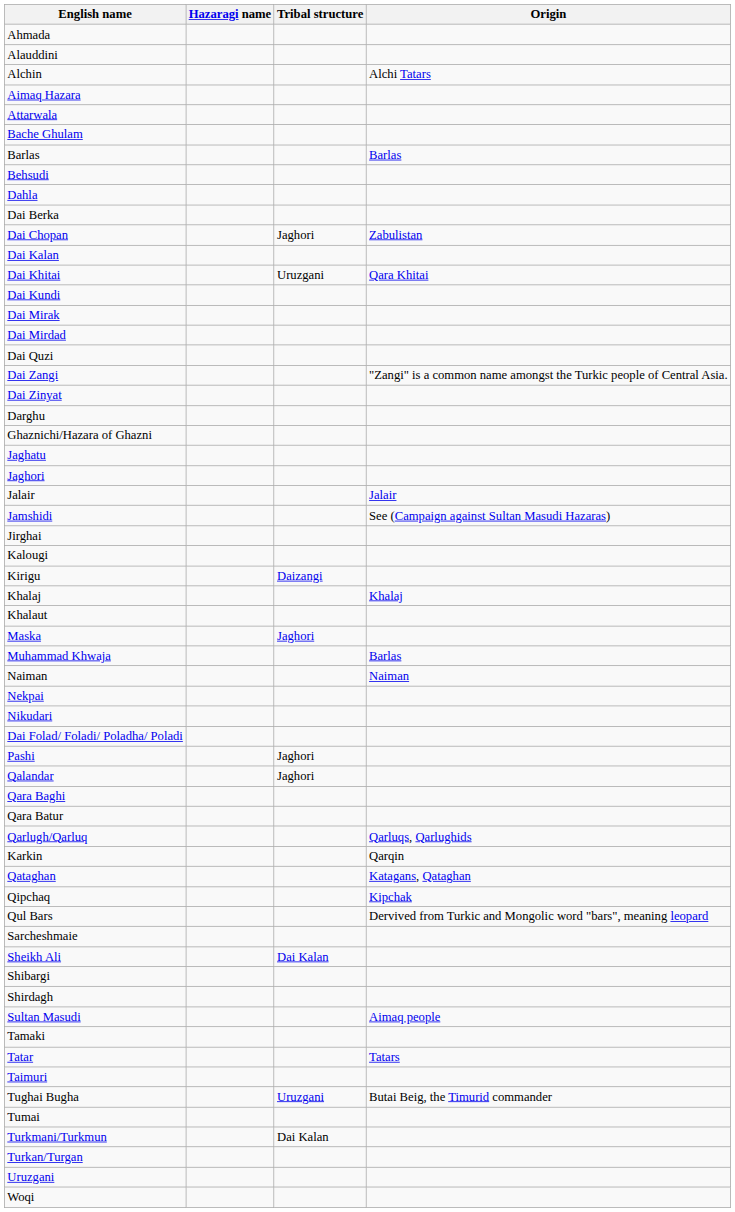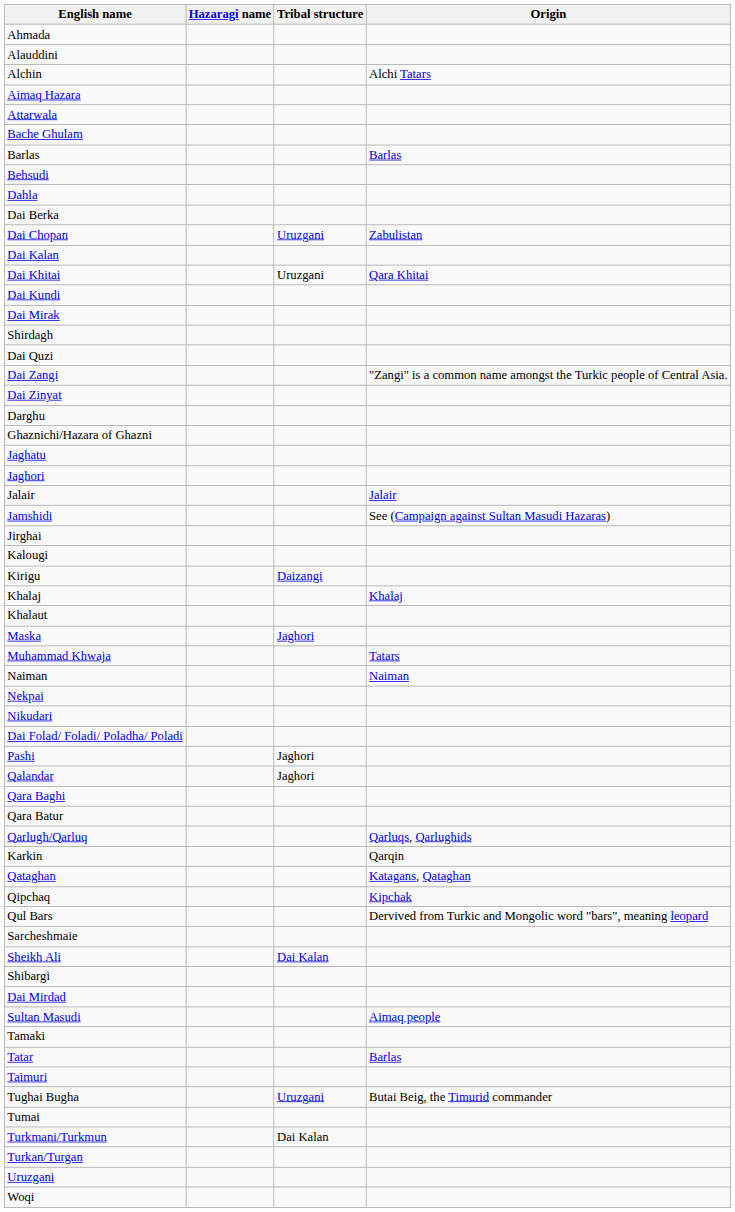(296, 235) Jaghori -> (301, 235) Uruzgani
rows swapped: (37, 335) <-> (30, 996)
(385, 656) Barlas -> (384, 656) Tatars
(384, 1056) Tatars -> (385, 1056) Barlas
